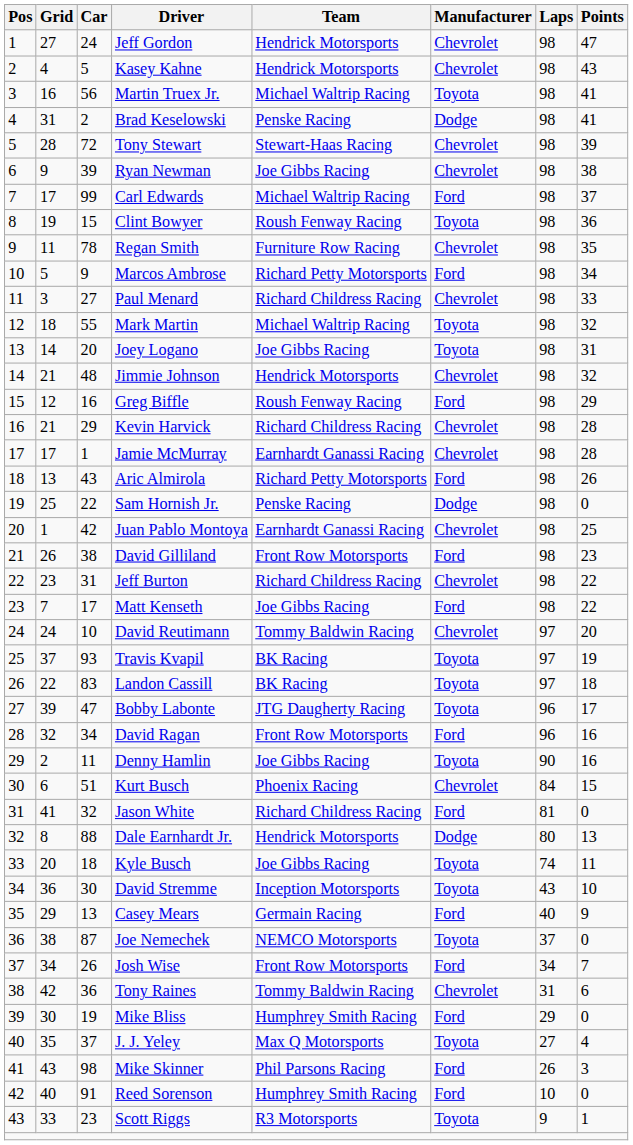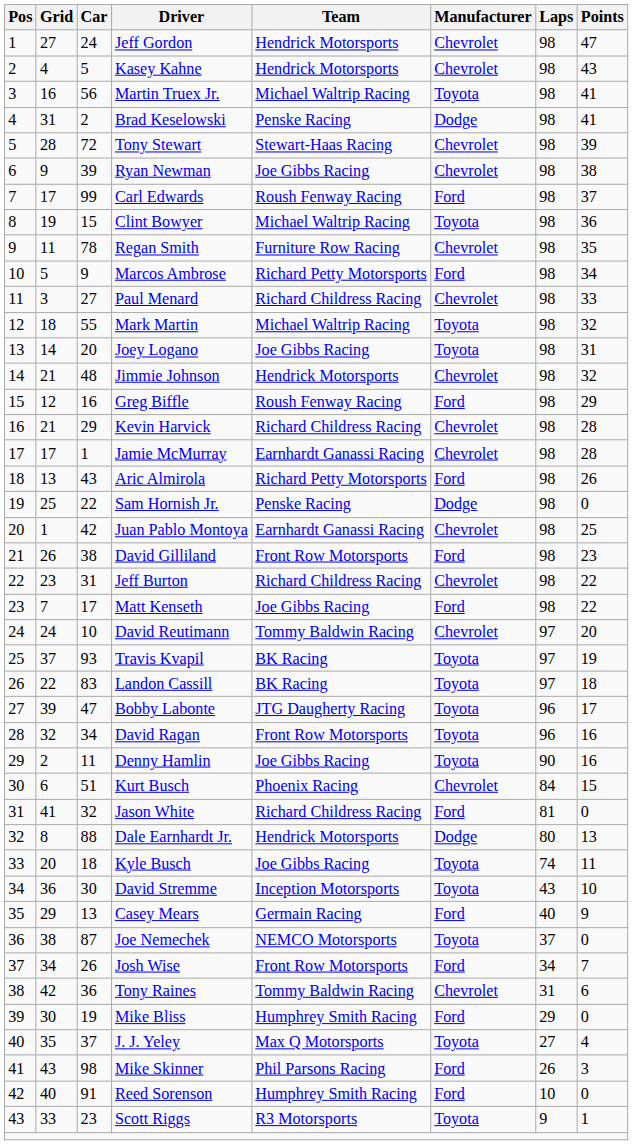(333, 196) Michael Waltrip Racing -> (328, 196) Roush Fenway Racing
(328, 222) Roush Fenway Racing -> (333, 222) Michael Waltrip Racing
(449, 734) Ford -> (457, 734) Toyota
